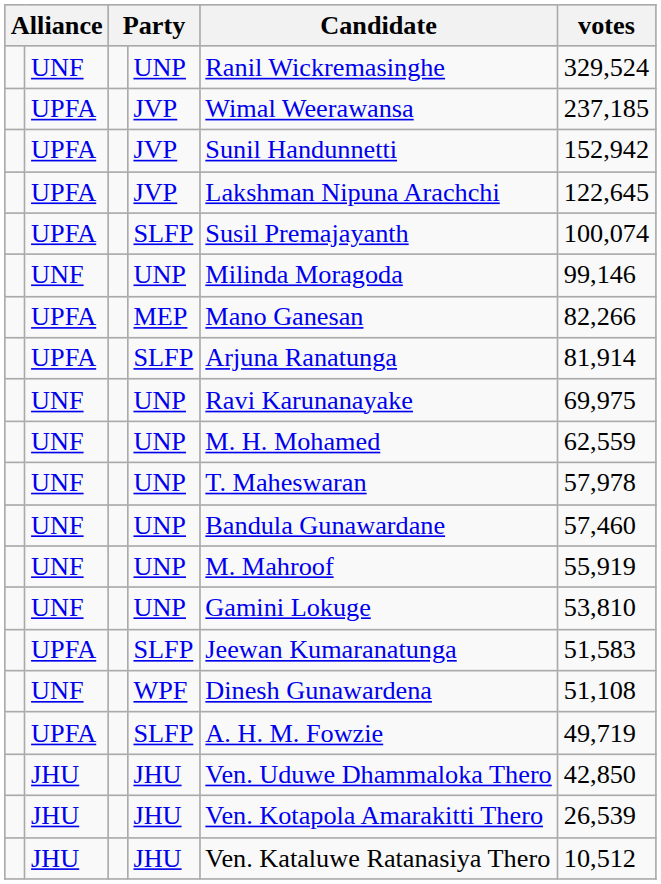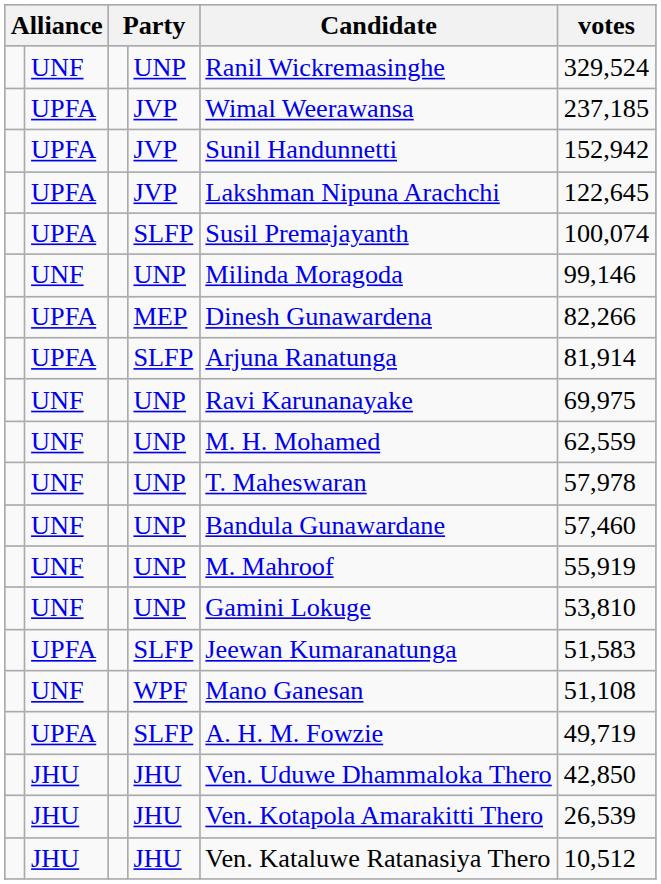(284, 316) Mano Ganesan -> (319, 316) Dinesh Gunawardena
(319, 691) Dinesh Gunawardena -> (284, 691) Mano Ganesan
